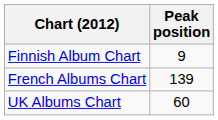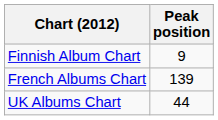(182, 102) 60 -> (182, 102) 44
